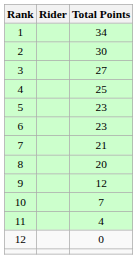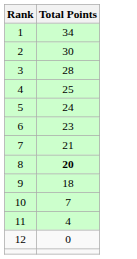- column: (53, 14)
(101, 70) 27 -> (68, 70) 28
(101, 108) 23 -> (68, 108) 24
(101, 164) normal -> (68, 164) bold
(101, 183) 12 -> (68, 183) 18
